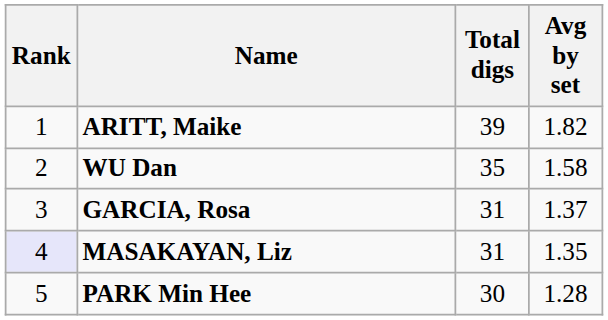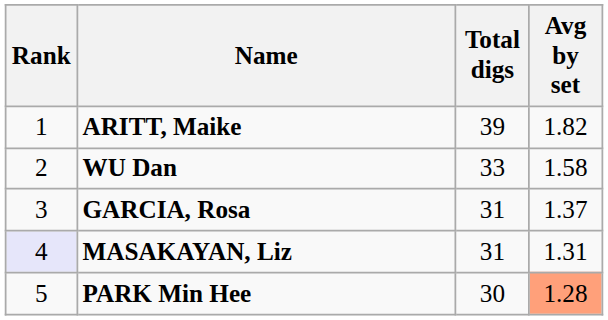(492, 167) 35 -> (492, 167) 33
(565, 251) 1.35 -> (565, 251) 1.31
(565, 292) no background -> (565, 292) lightsalmon background
